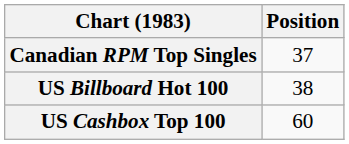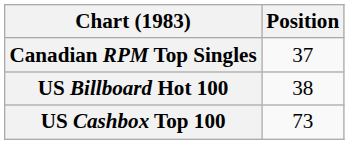(303, 121) 60 -> (303, 121) 73
